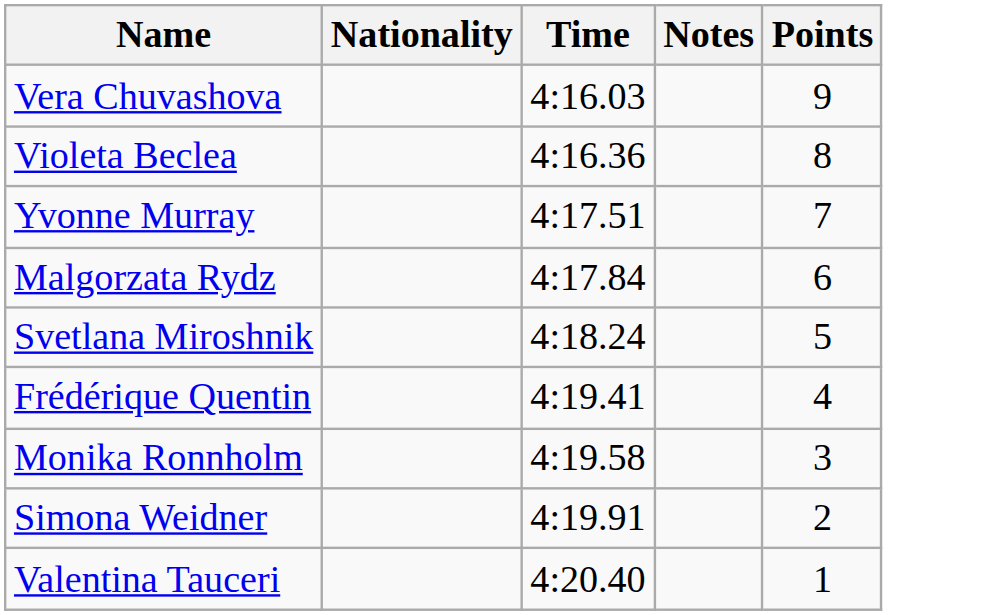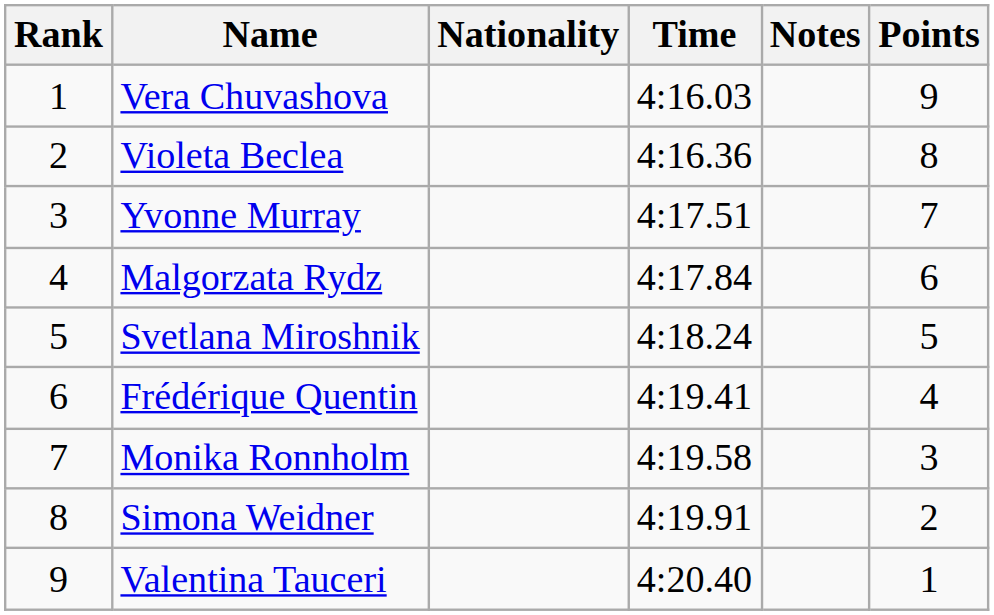+ column: (58, 34)
